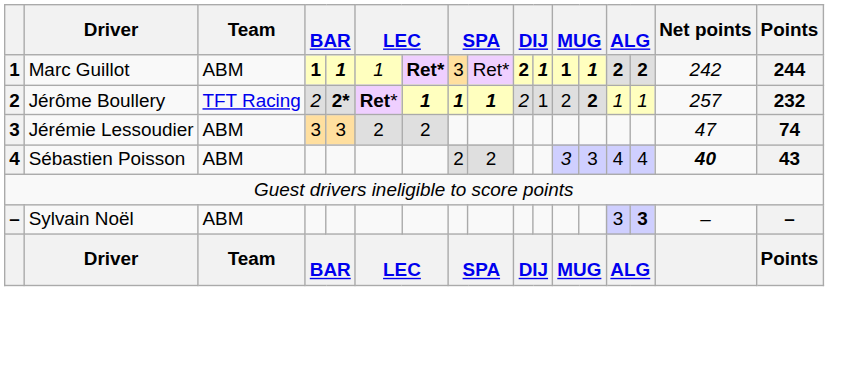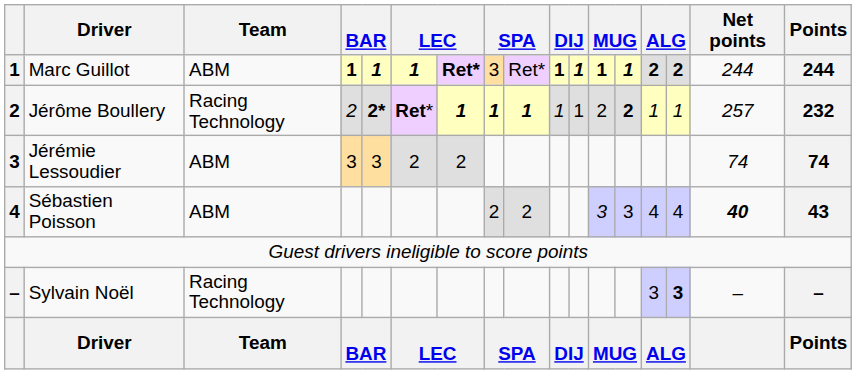(379, 70) normal -> (414, 70) bold
(524, 70) 2 -> (559, 70) 1
(705, 70) 242 -> (738, 70) 244
(252, 100) TFT Racing -> (237, 110) Racing Technology
(524, 100) 2 -> (559, 110) 1
(705, 129) 47 -> (738, 161) 74
(223, 219) ABM -> (237, 292) Racing Technology
